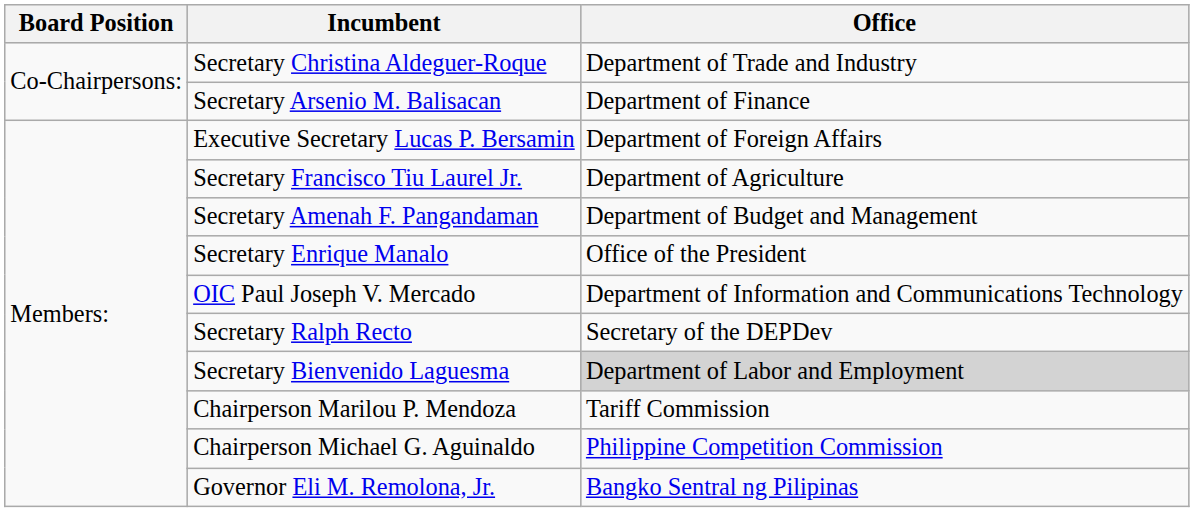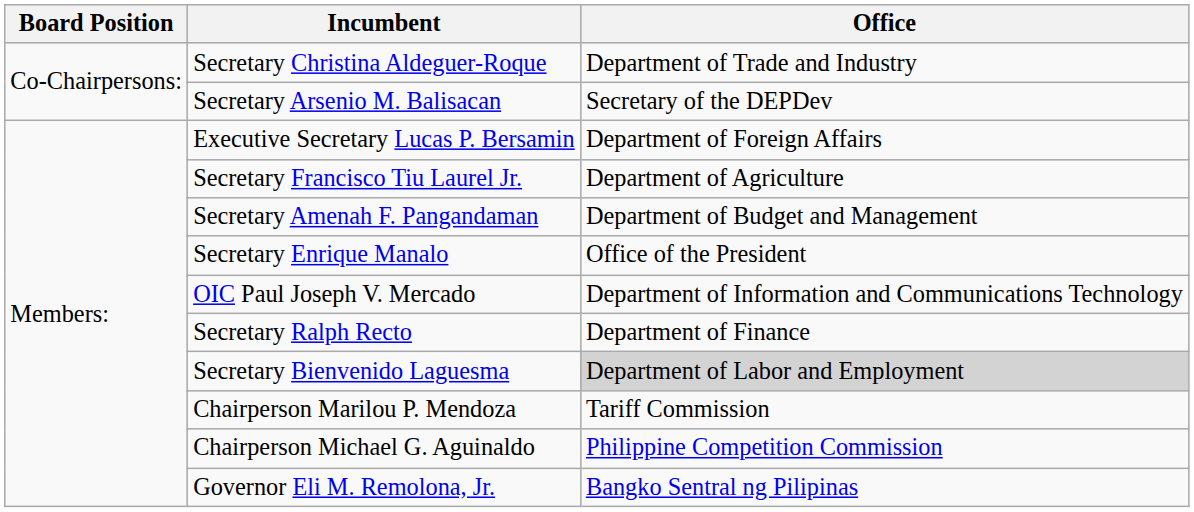(698, 100) Department of Finance -> (709, 100) Secretary of the DEPDev
(709, 332) Secretary of the DEPDev -> (698, 332) Department of Finance
